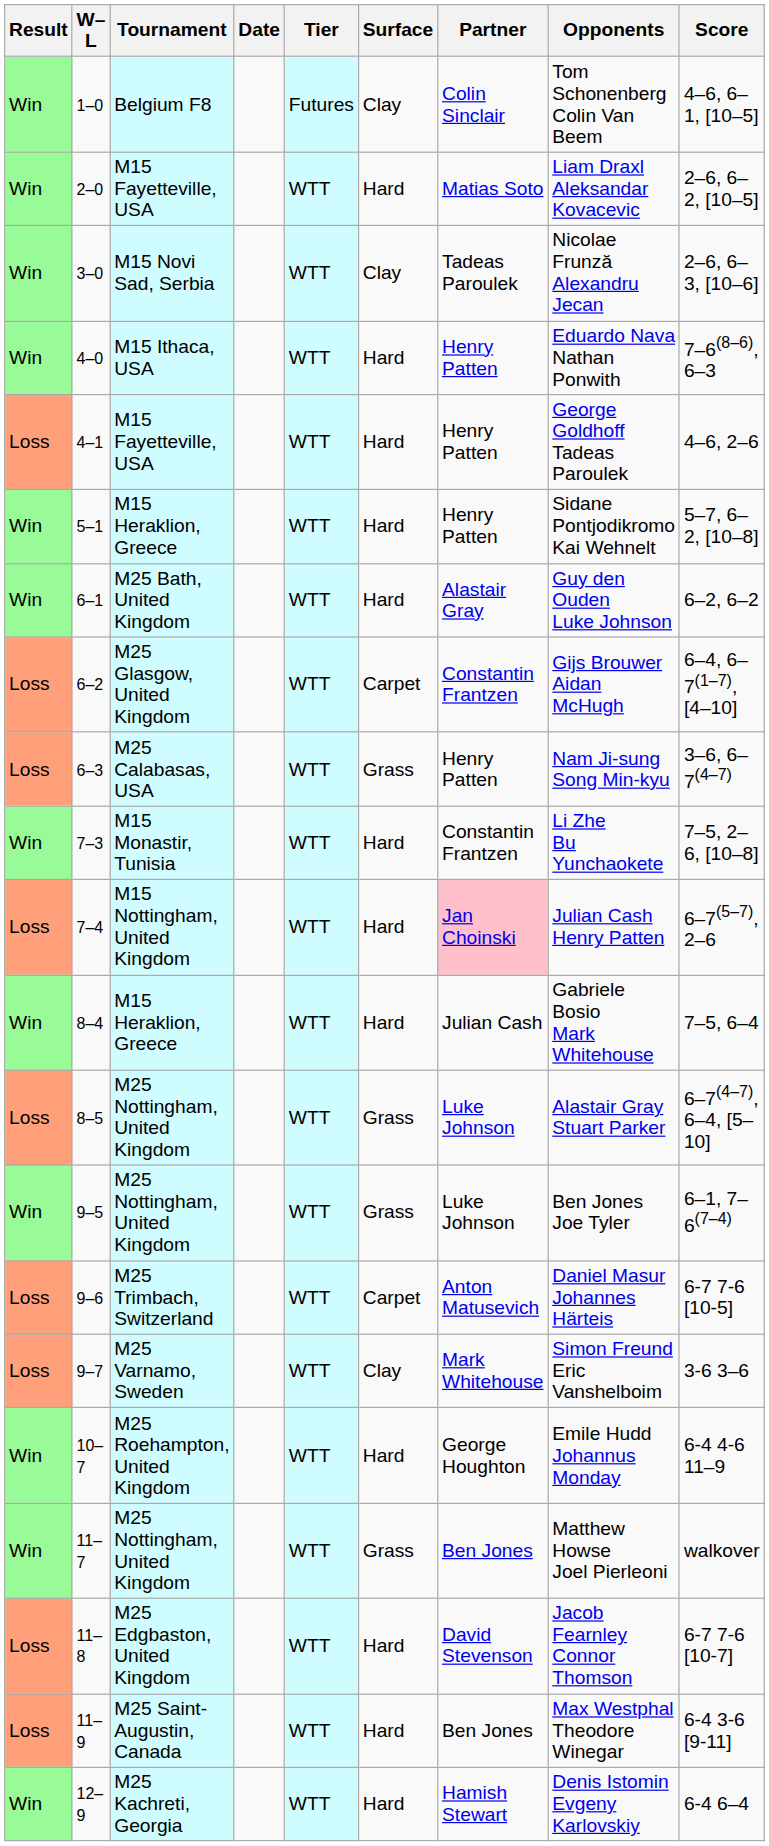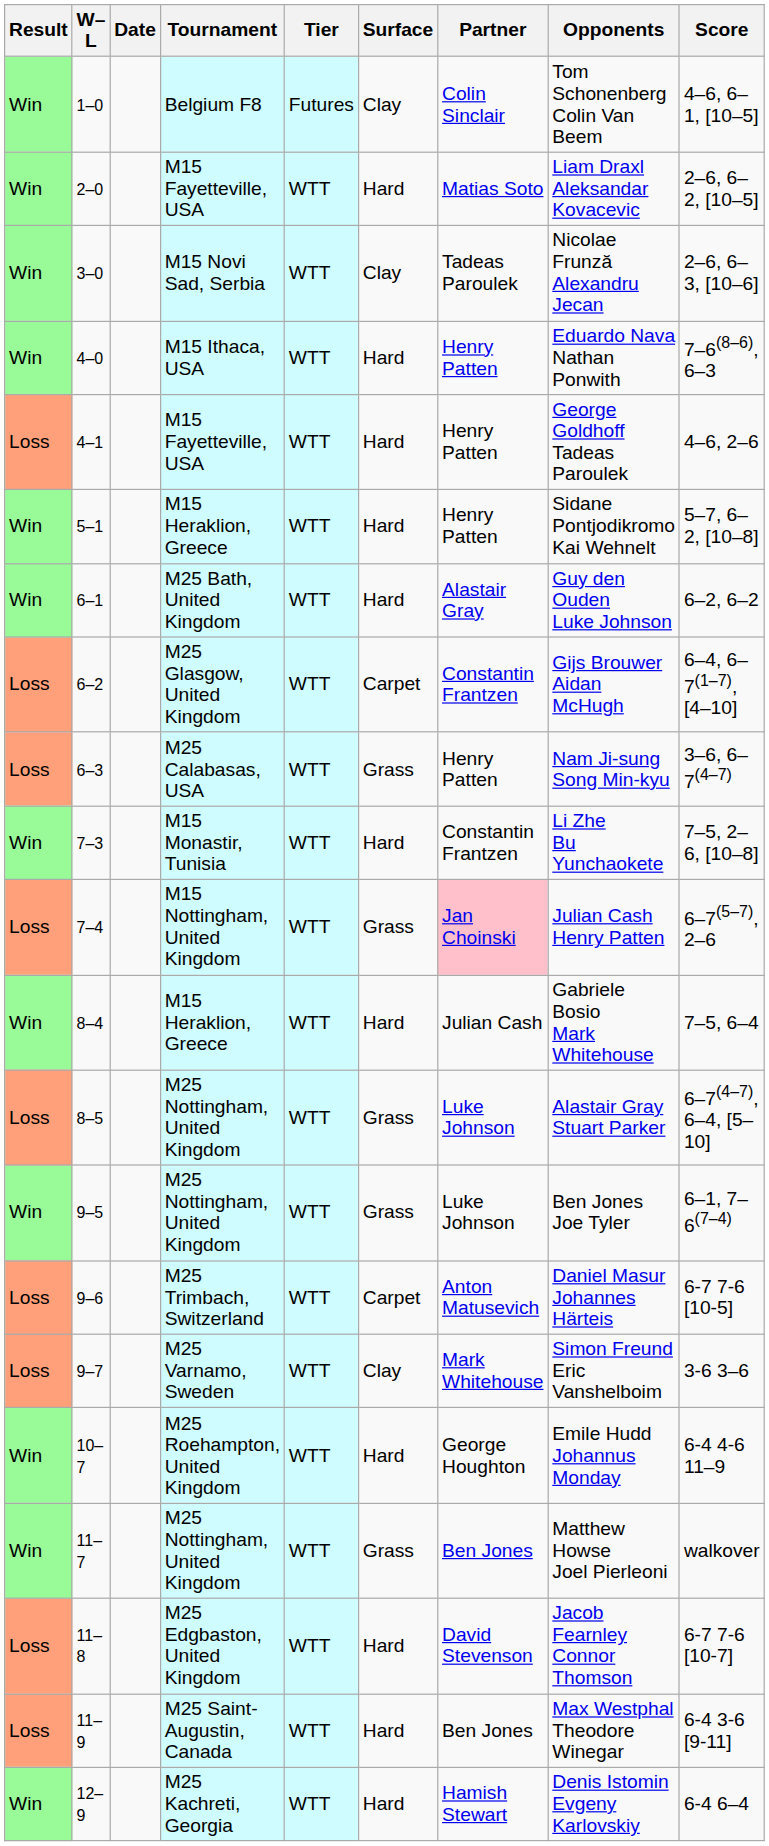columns swapped: (259, 30) <-> (172, 30)
(384, 927) Hard -> (388, 927) Grass
